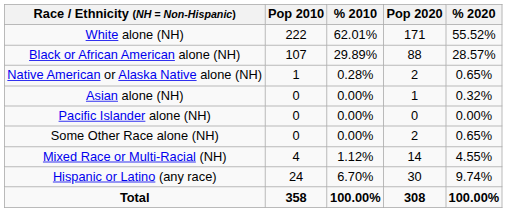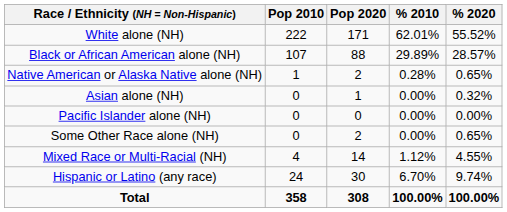columns swapped: (415, 14) <-> (355, 14)
